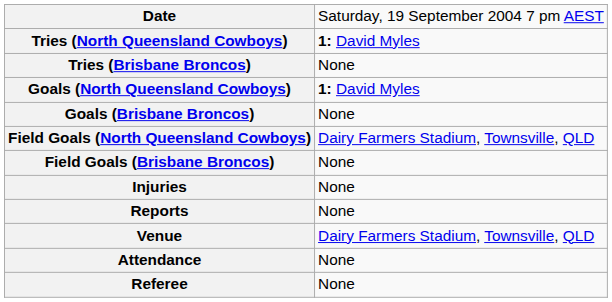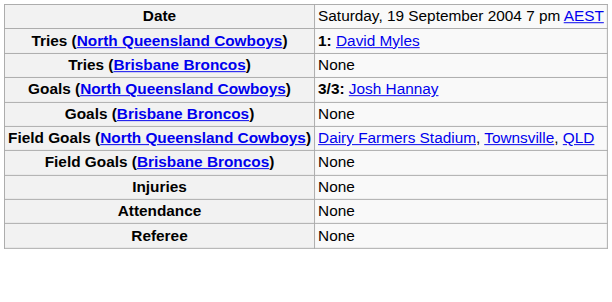(369, 89) 1: David Myles -> (378, 89) 3/3: Josh Hannay
- row: (159, 211)
- row: (159, 235)
